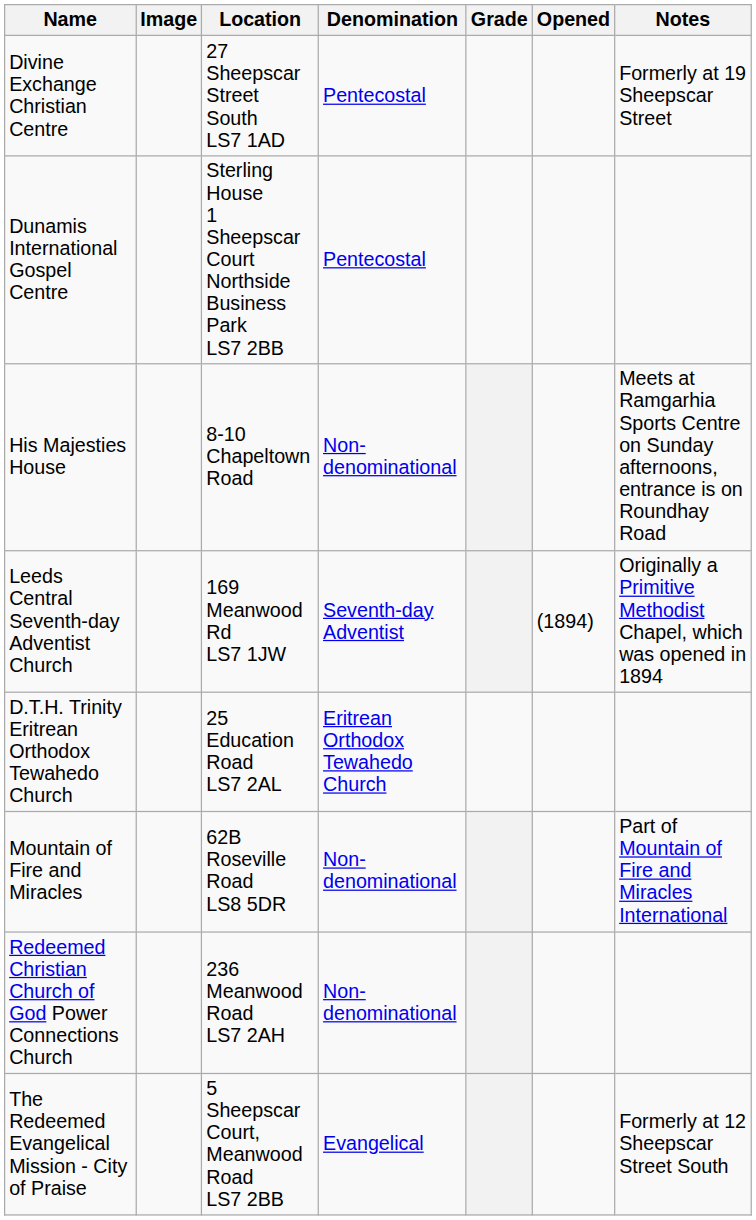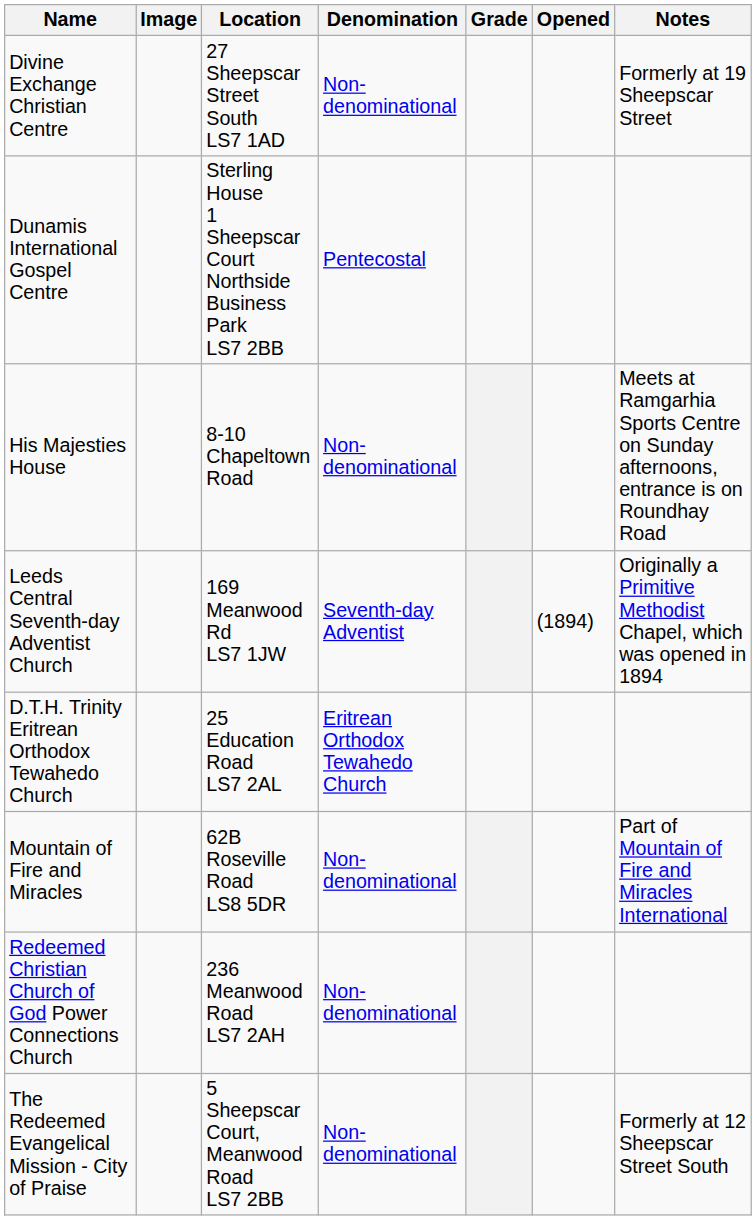(374, 95) Pentecostal -> (390, 95) Non-denominational
(373, 1144) Evangelical -> (390, 1144) Non-denominational
